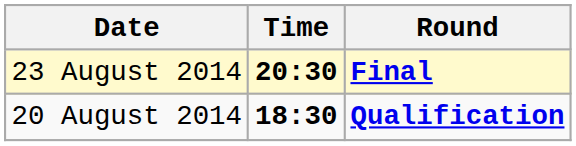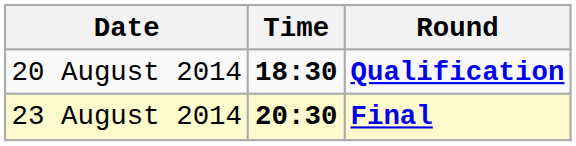rows swapped: (127, 117) <-> (127, 72)
